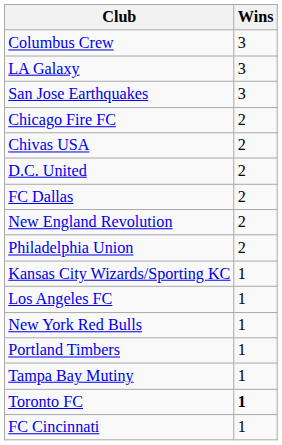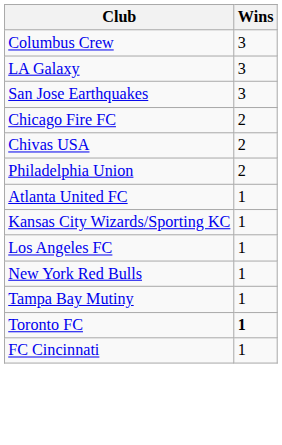- row: (48, 171)
- row: (41, 196)
- row: (90, 222)
+ row: (68, 196)
- row: (64, 350)
